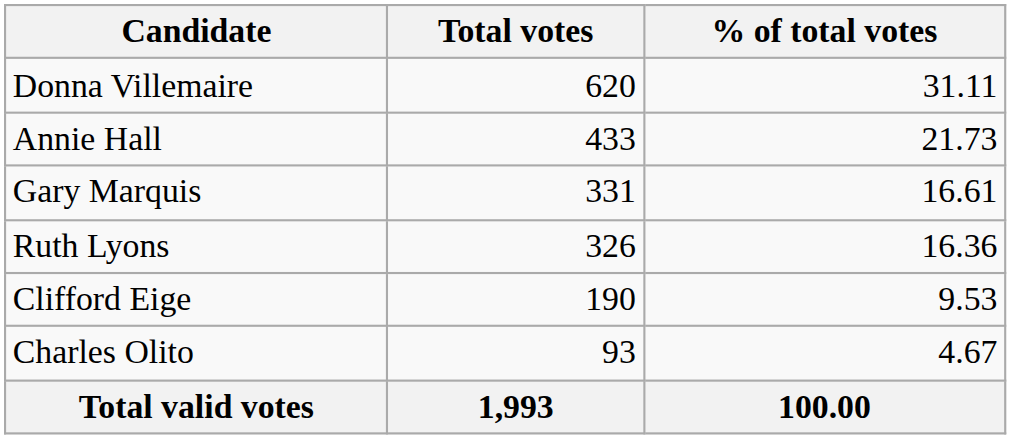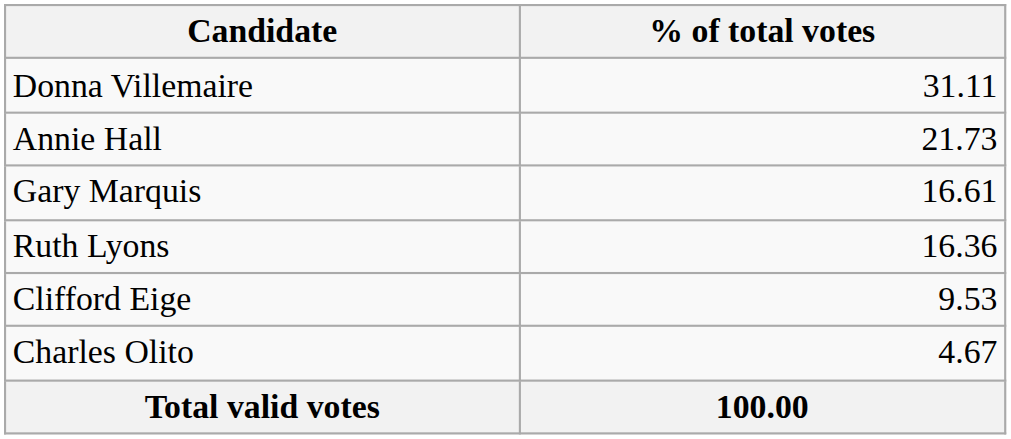- column: (516, 31)
